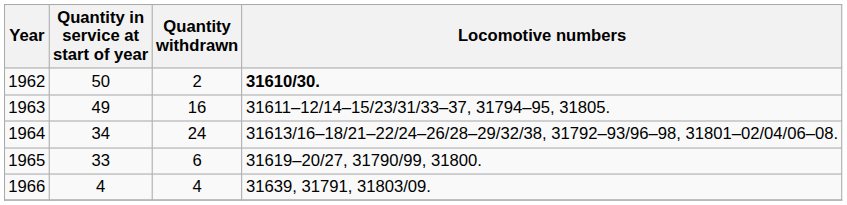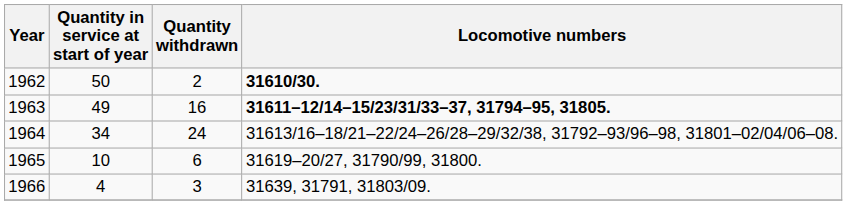(428, 107) normal -> (428, 107) bold
(101, 160) 33 -> (101, 160) 10
(197, 187) 4 -> (197, 187) 3
